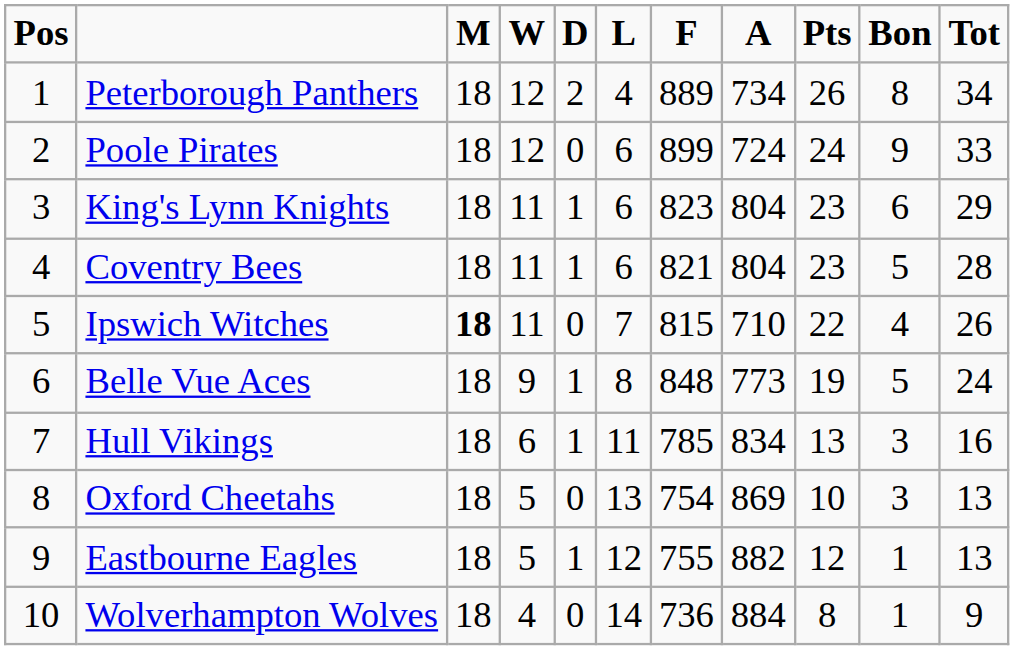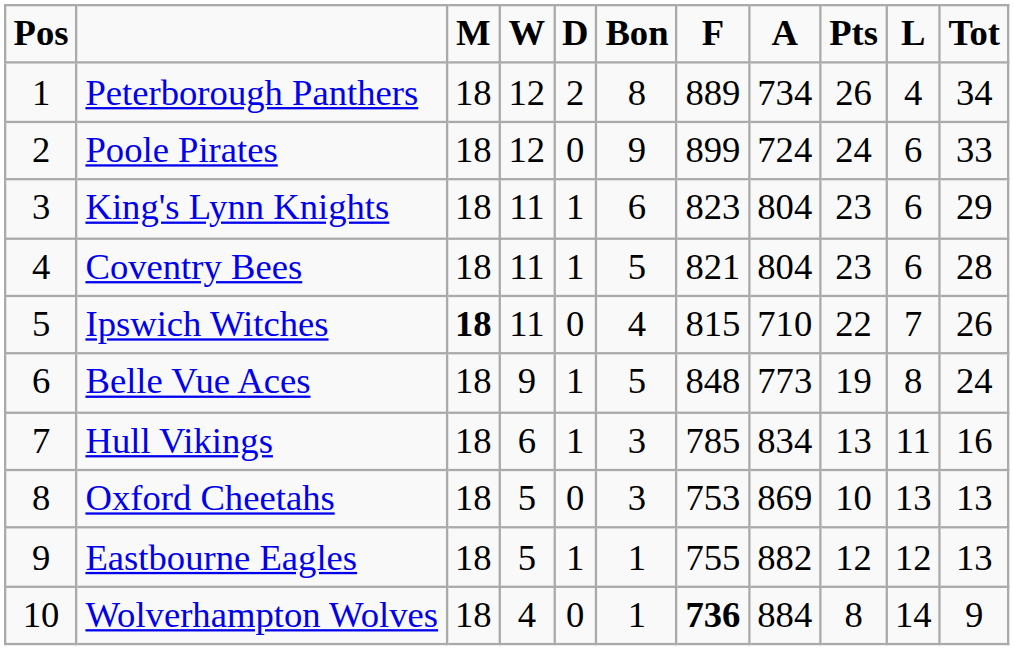columns swapped: (624, 33) <-> (900, 33)
(686, 498) 754 -> (713, 498) 753
(686, 614) normal -> (713, 614) bold
